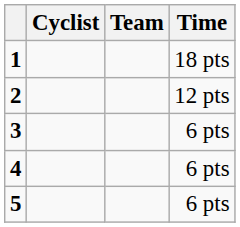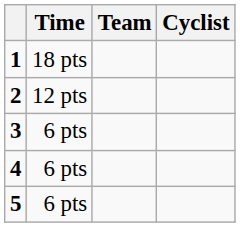columns swapped: (66, 22) <-> (202, 22)
